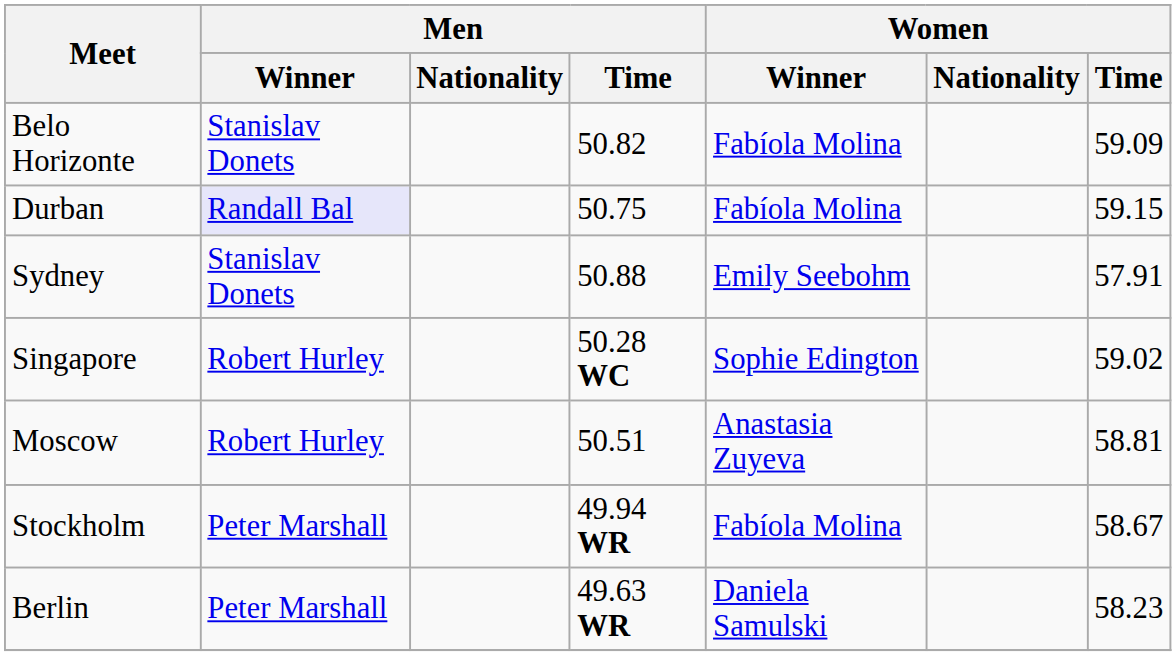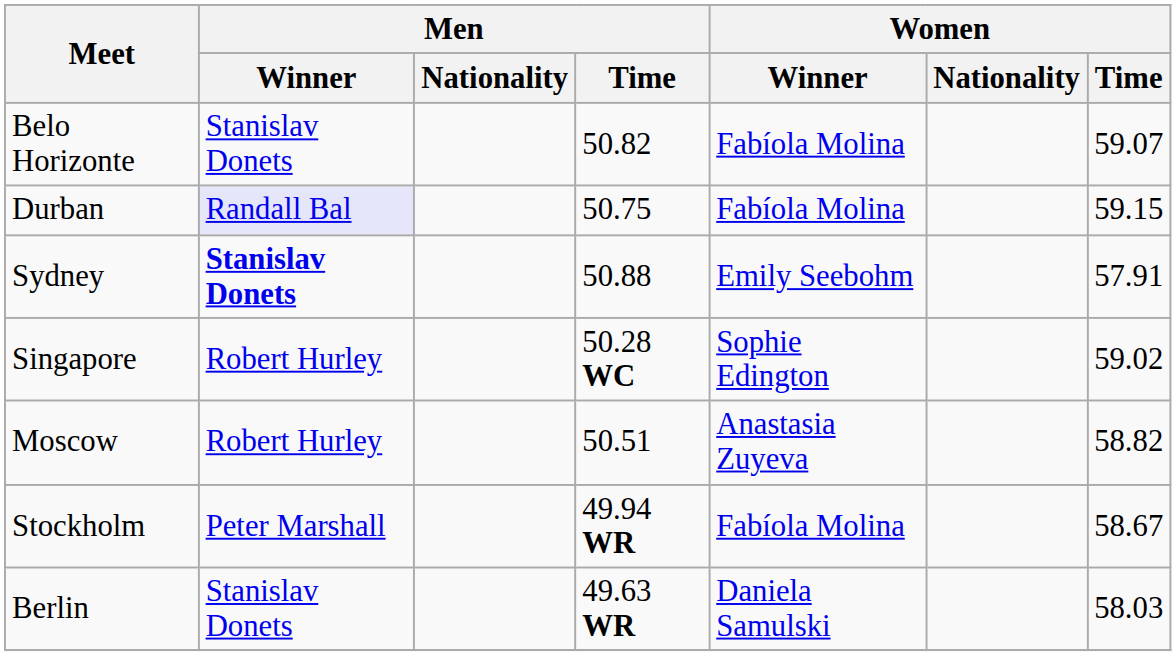(1129, 143) 59.09 -> (1129, 143) 59.07
(264, 275) normal -> (265, 275) bold
(1129, 442) 58.81 -> (1129, 442) 58.82
(297, 608) Peter Marshall -> (262, 608) Stanislav Donets
(1129, 608) 58.23 -> (1129, 608) 58.03
